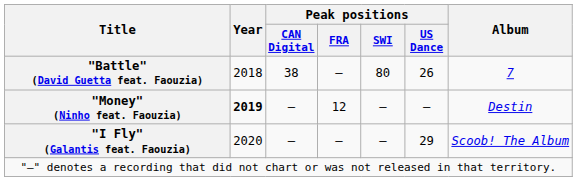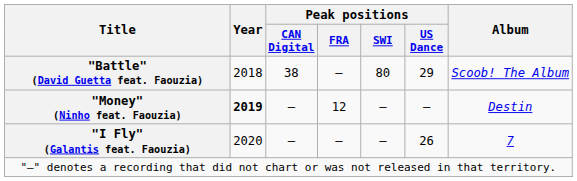(427, 73) 26 -> (427, 73) 29
(510, 73) 7 -> (510, 73) Scoob! The Album
(427, 141) 29 -> (427, 141) 26
(510, 141) Scoob! The Album -> (510, 141) 7
